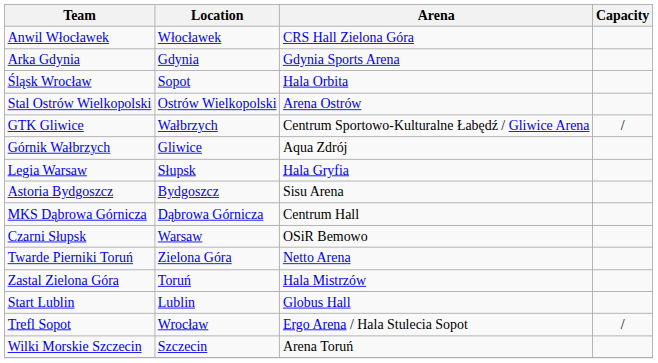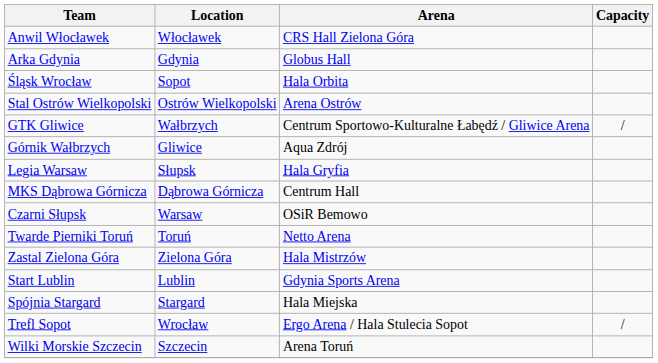(341, 59) Gdynia Sports Arena -> (317, 59) Globus Hall
- row: (60, 192)
(195, 258) Zielona Góra -> (174, 236) Toruń
(174, 280) Toruń -> (195, 258) Zielona Góra
(317, 302) Globus Hall -> (341, 280) Gdynia Sports Arena
+ row: (54, 302)
